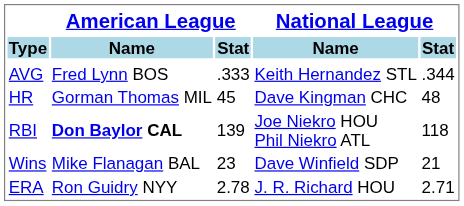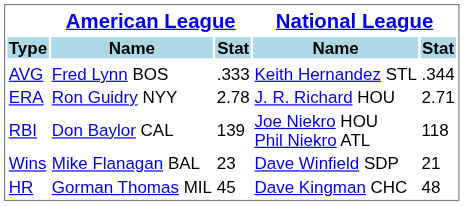rows swapped: (21, 97) <-> (26, 187)
(117, 130) bold -> (113, 130) normal
